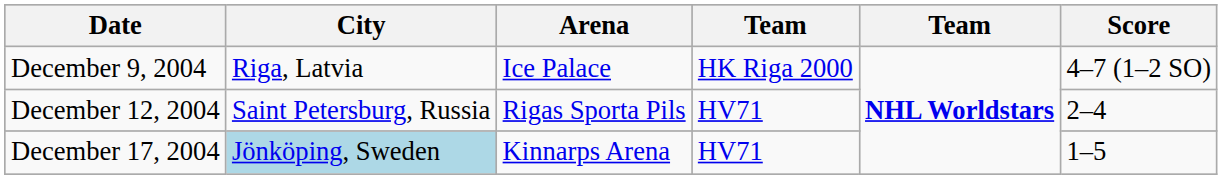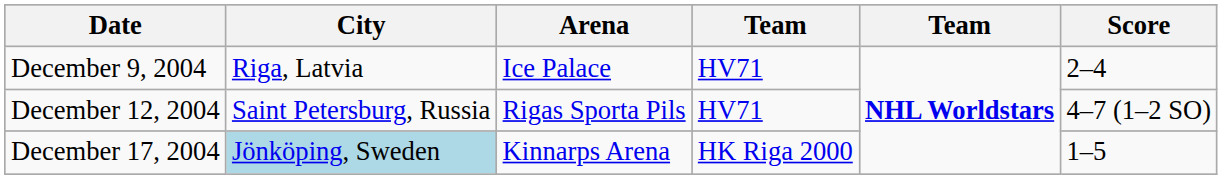(775, 67) HK Riga 2000 -> (730, 67) HV71
(1139, 67) 4–7 (1–2 SO) -> (1086, 67) 2–4
(1086, 109) 2–4 -> (1139, 109) 4–7 (1–2 SO)
(730, 151) HV71 -> (775, 151) HK Riga 2000
